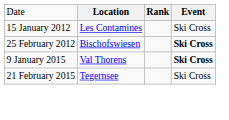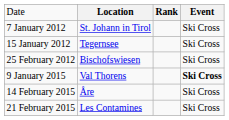+ row: (36, 28)
(111, 28) Les Contamines -> (99, 44) Tegernsee
(193, 44) bold -> (201, 60) normal
+ row: (41, 92)
(99, 76) Tegernsee -> (111, 108) Les Contamines
